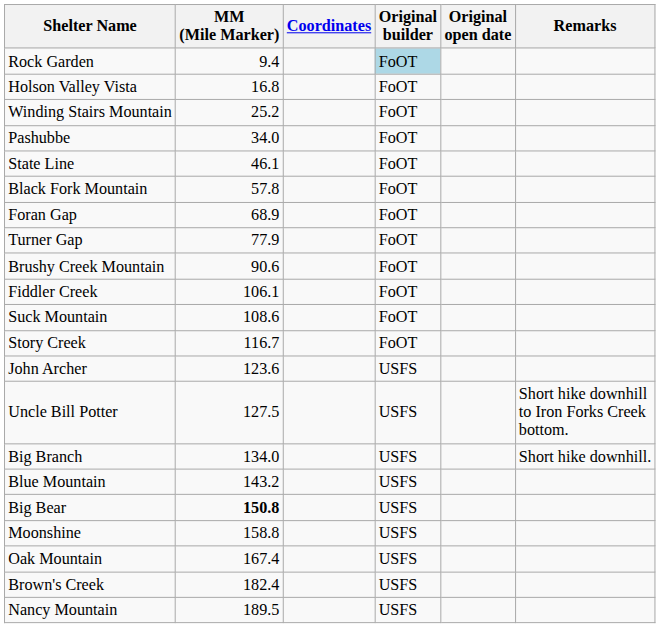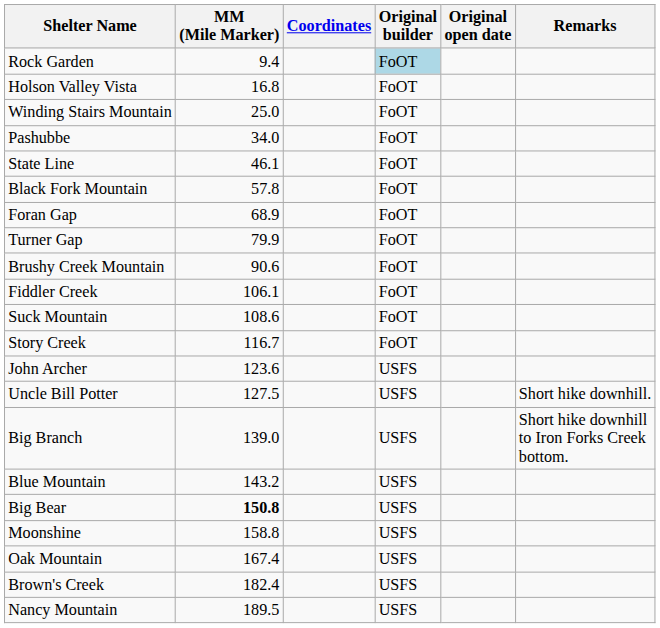(265, 112) 25.2 -> (265, 112) 25.0
(265, 240) 77.9 -> (265, 240) 79.9
(583, 412) Short hike downhill to Iron Forks Creek bottom. -> (585, 394) Short hike downhill.
(261, 456) 134.0 -> (261, 438) 139.0
(585, 456) Short hike downhill. -> (583, 438) Short hike downhill to Iron Forks Creek bottom.
